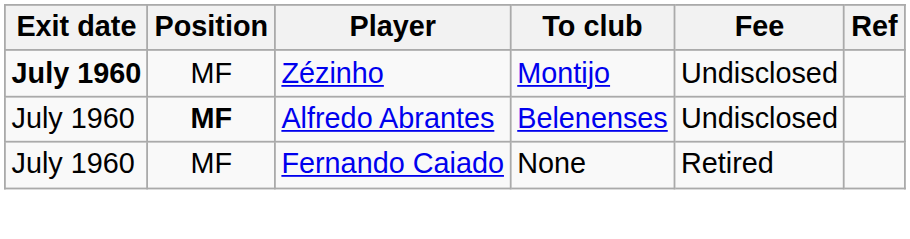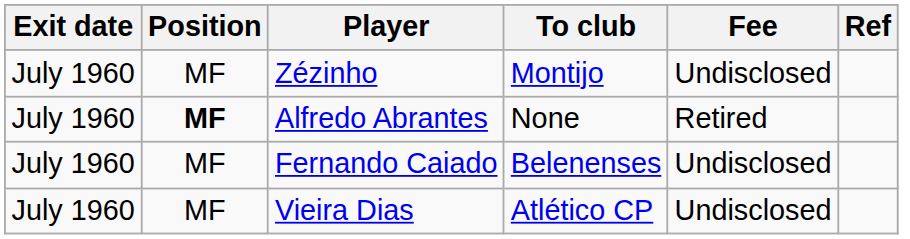(76, 73) bold -> (73, 73) normal
(592, 118) Belenenses -> (545, 118) None
(759, 118) Undisclosed -> (721, 118) Retired
(552, 164) None -> (586, 164) Belenenses
(727, 164) Retired -> (753, 164) Undisclosed
+ row: (344, 210)
